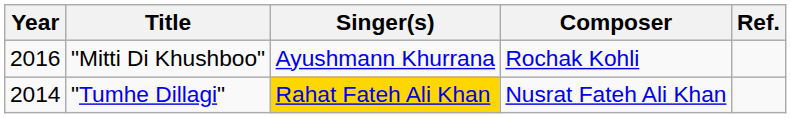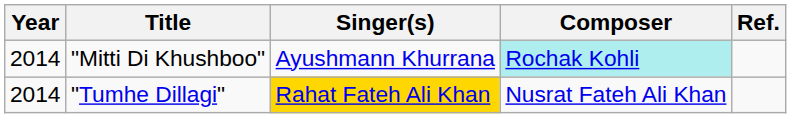(35, 58) 2016 -> (35, 58) 2014
(572, 58) no background -> (572, 58) paleturquoise background
